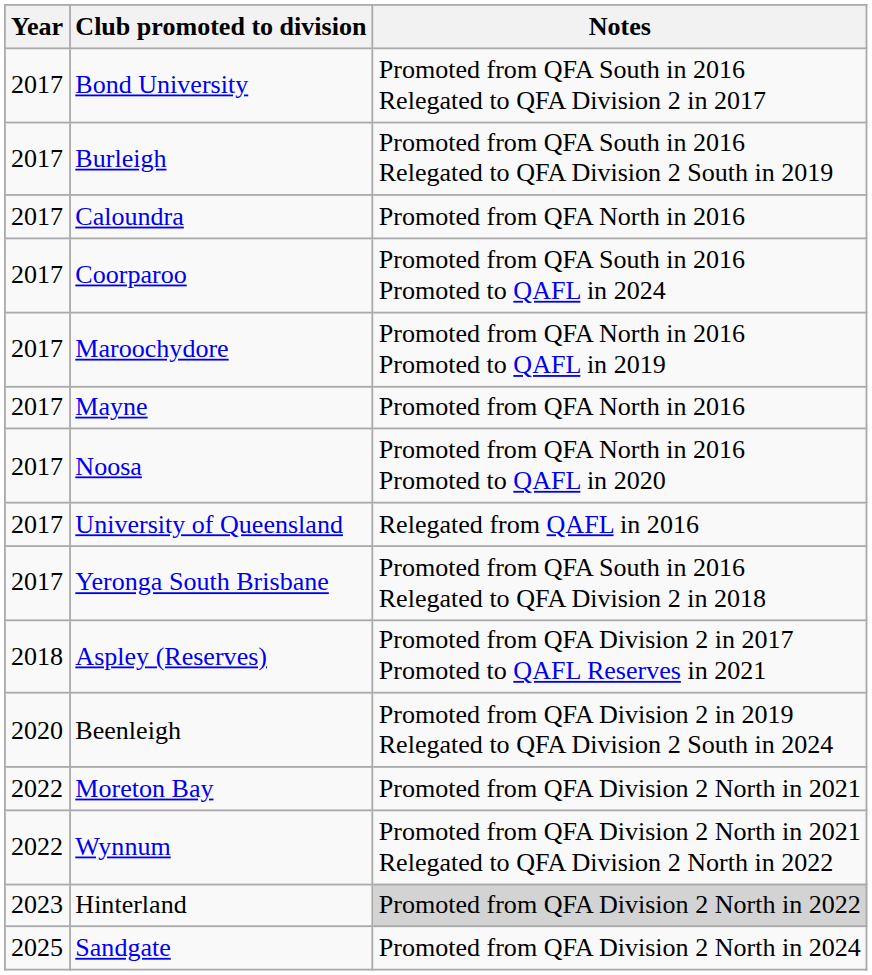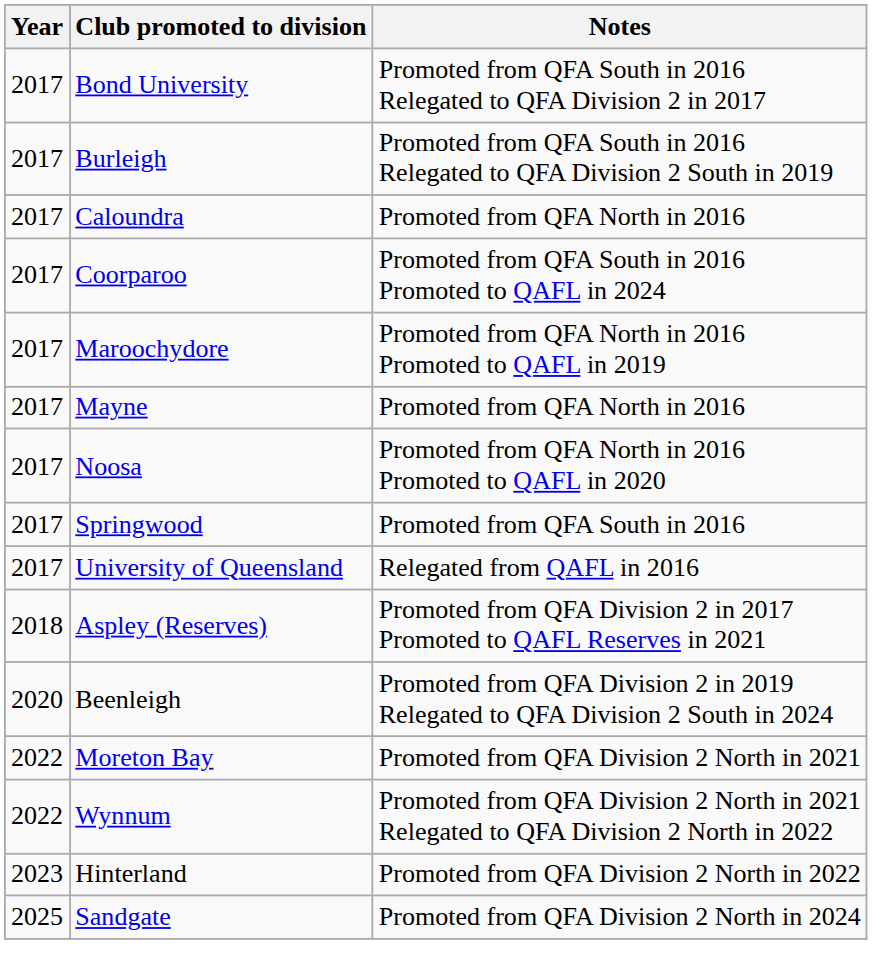+ row: (139, 524)
- row: (202, 582)
(620, 905) lightgrey background -> (620, 874) no background
